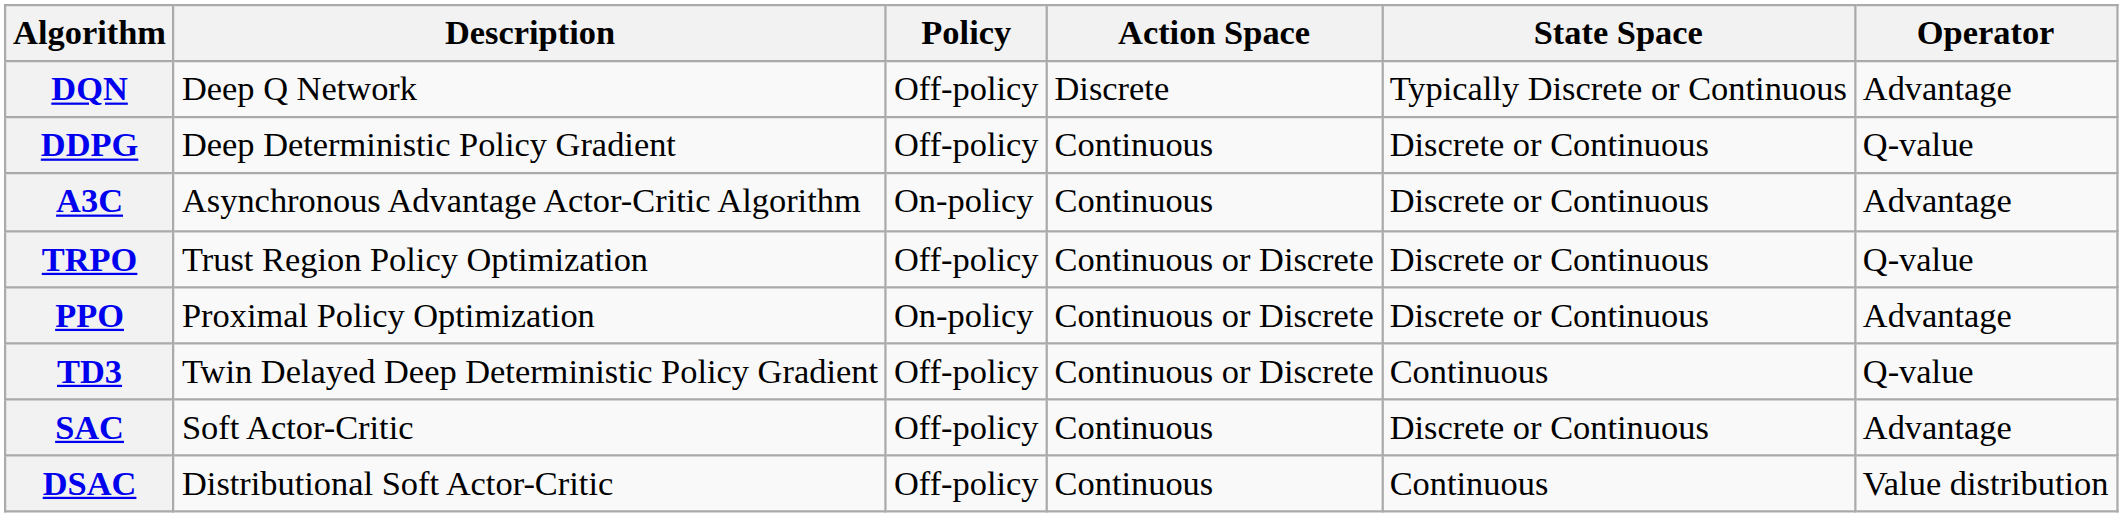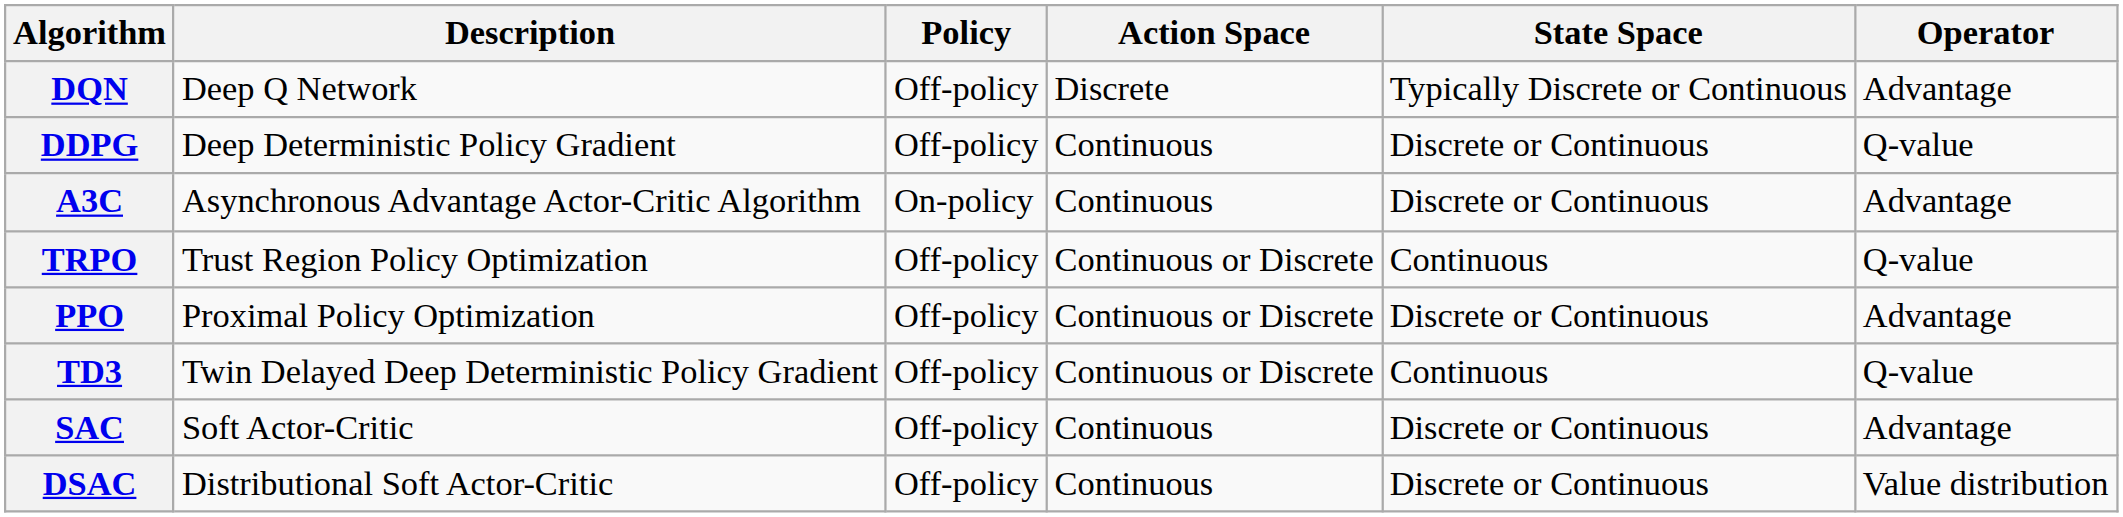(1549, 258) Discrete or Continuous -> (1469, 258) Continuous
(964, 314) On-policy -> (966, 314) Off-policy
(1469, 483) Continuous -> (1549, 483) Discrete or Continuous
